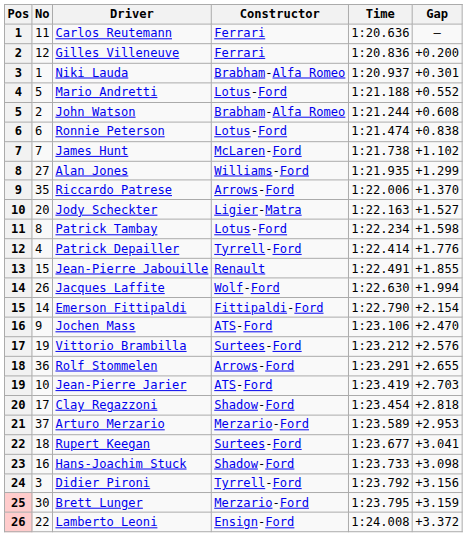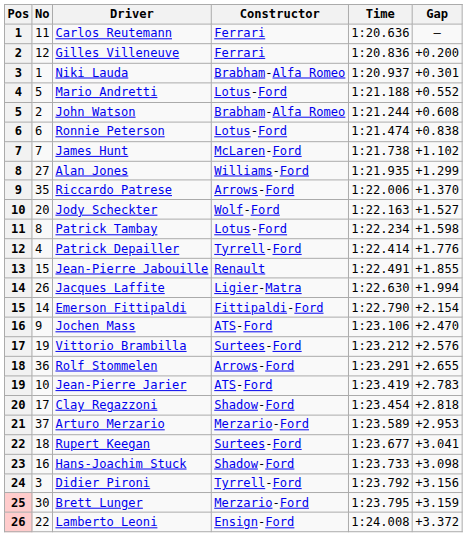(258, 210) Ligier-Matra -> (247, 210) Wolf-Ford
(247, 288) Wolf-Ford -> (258, 288) Ligier-Matra
(437, 386) +2.703 -> (437, 386) +2.783
